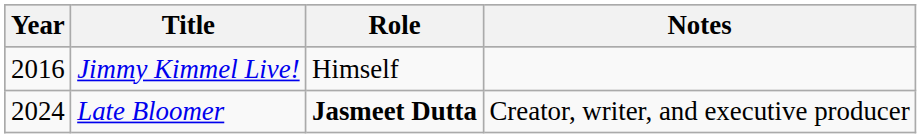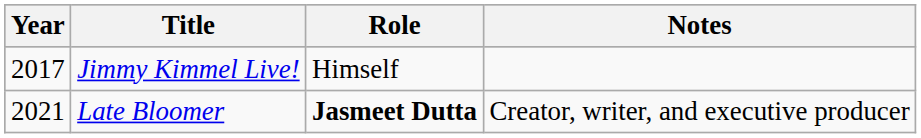(38, 68) 2016 -> (38, 68) 2017
(38, 111) 2024 -> (38, 111) 2021
